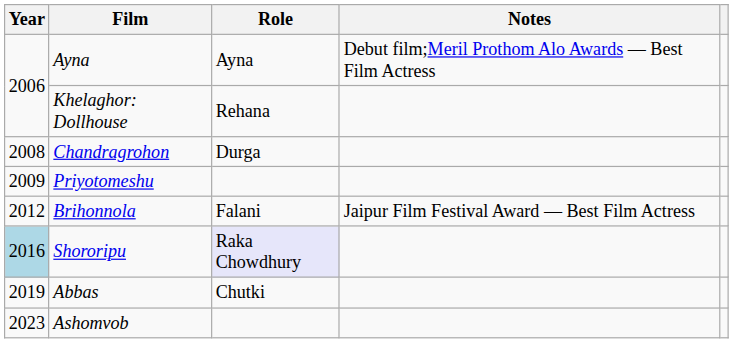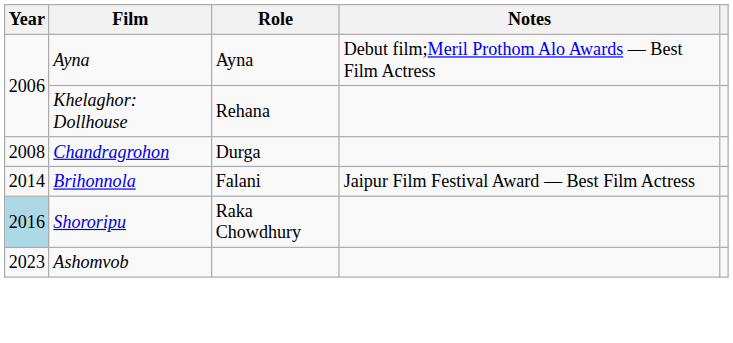- row: (104, 181)
(27, 211) 2012 -> (27, 181) 2014
(258, 252) lavender background -> (258, 222) no background
- row: (76, 292)
